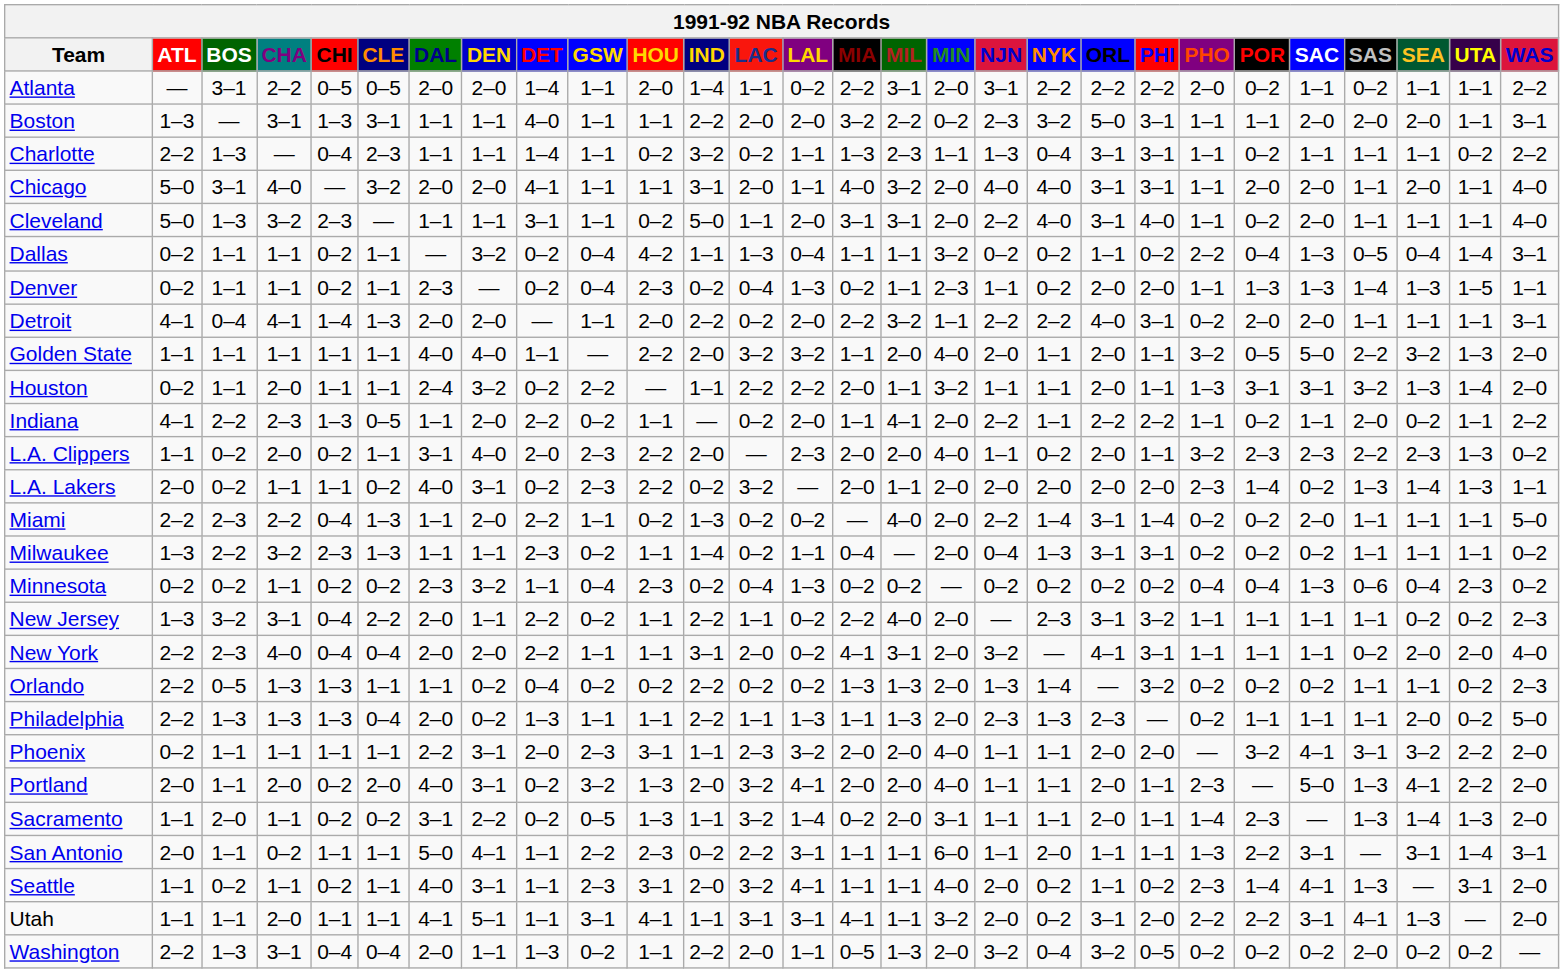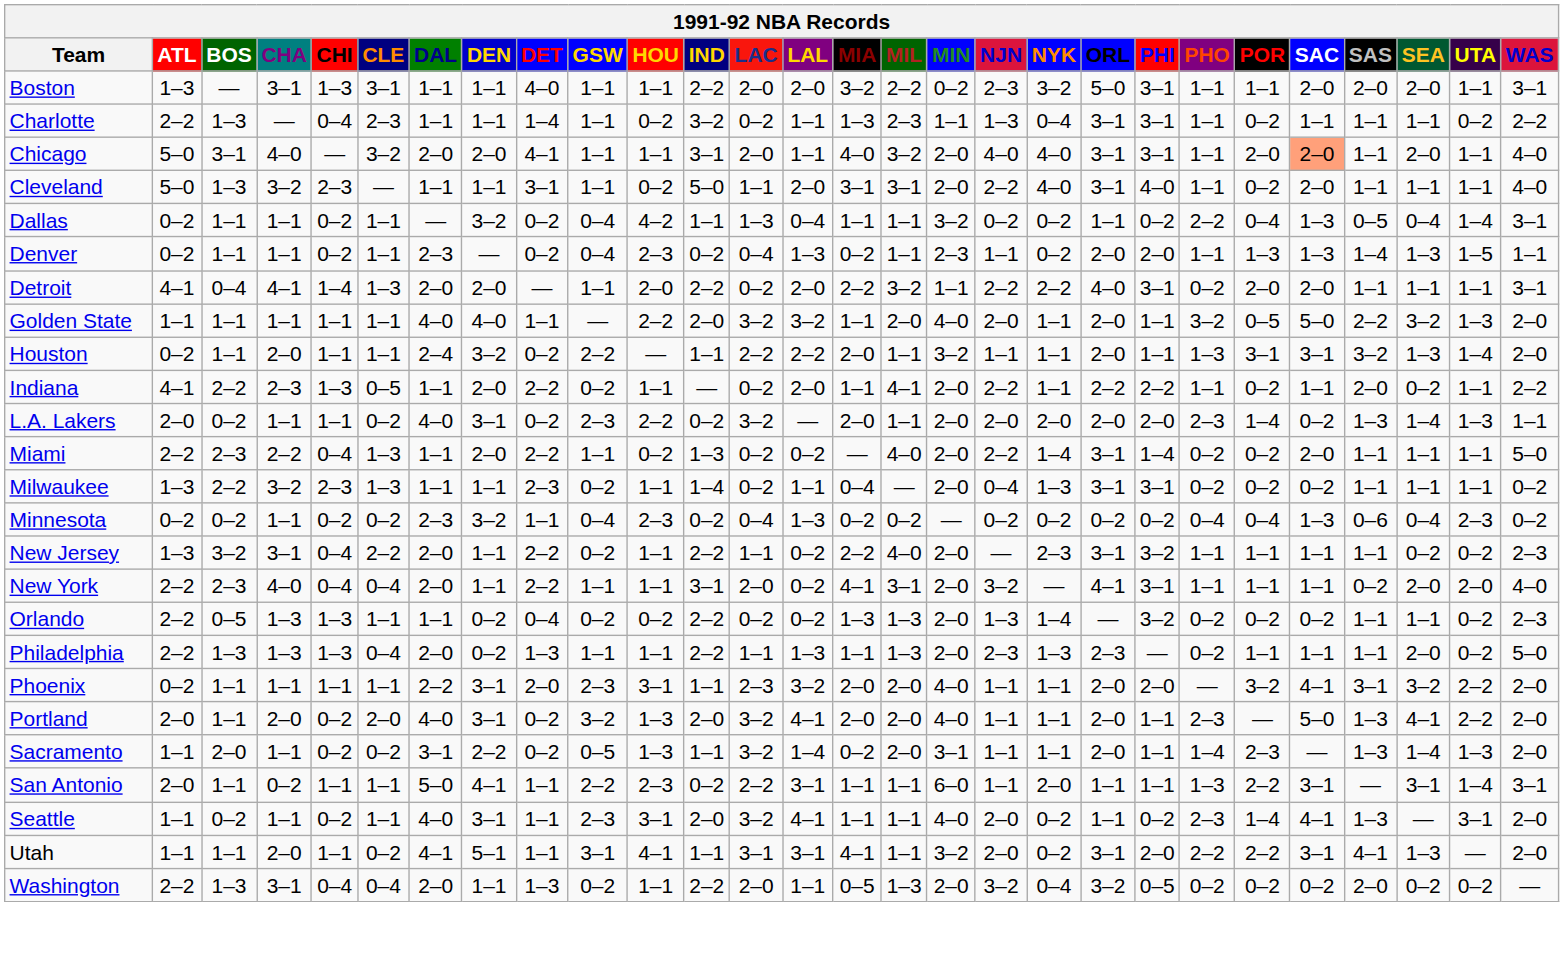- row: (42, 88)
(1317, 188) no background -> (1317, 154) lightsalmon background
- row: (70, 453)
(489, 652) 2–0 -> (489, 586) 1–1
(383, 918) 1–1 -> (383, 852) 0–2
